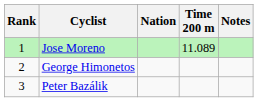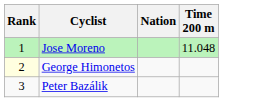- column: (236, 21)
(199, 47) 11.089 -> (199, 47) 11.048
(22, 67) no background -> (22, 67) lightyellow background
